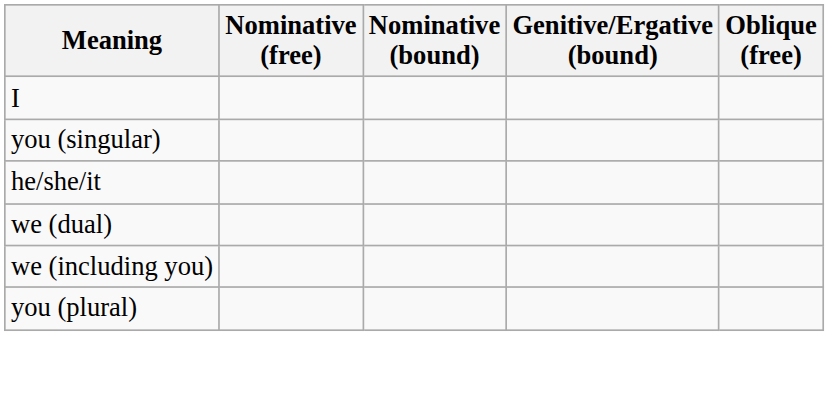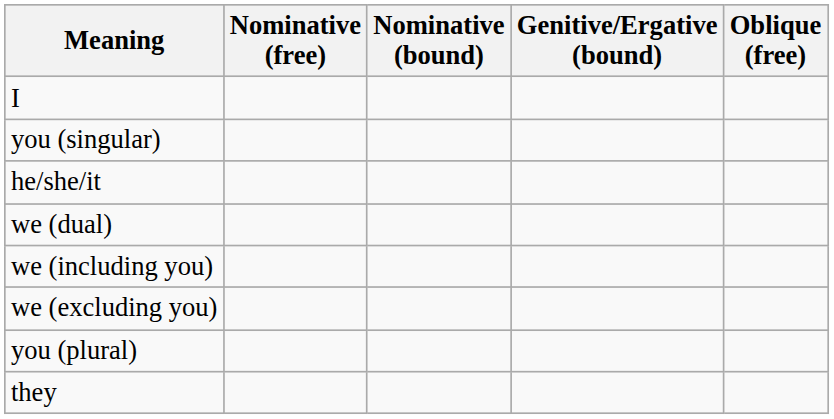+ row: (114, 308)
+ row: (34, 392)
